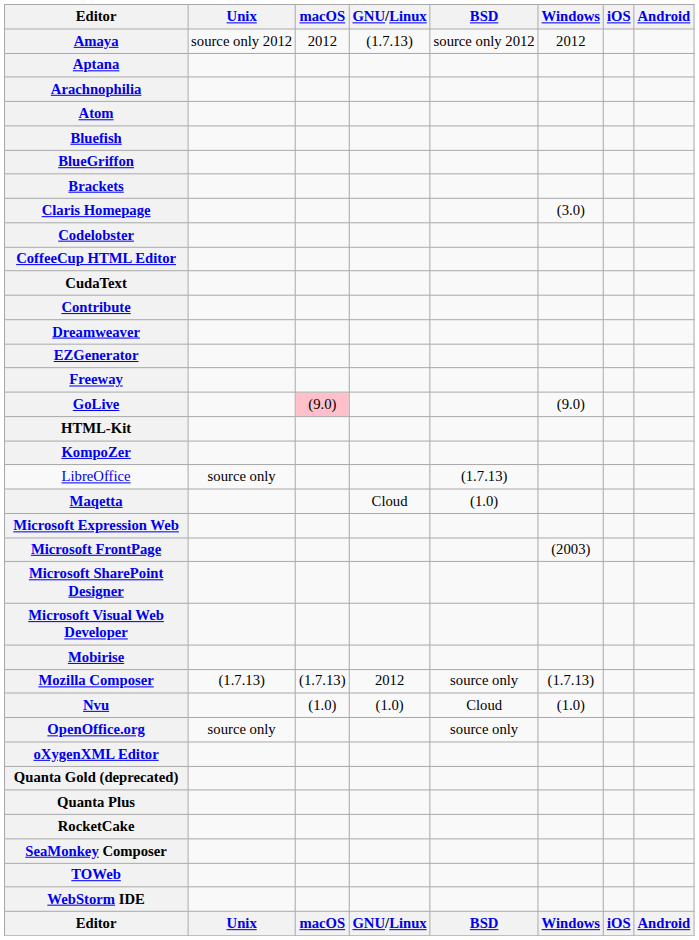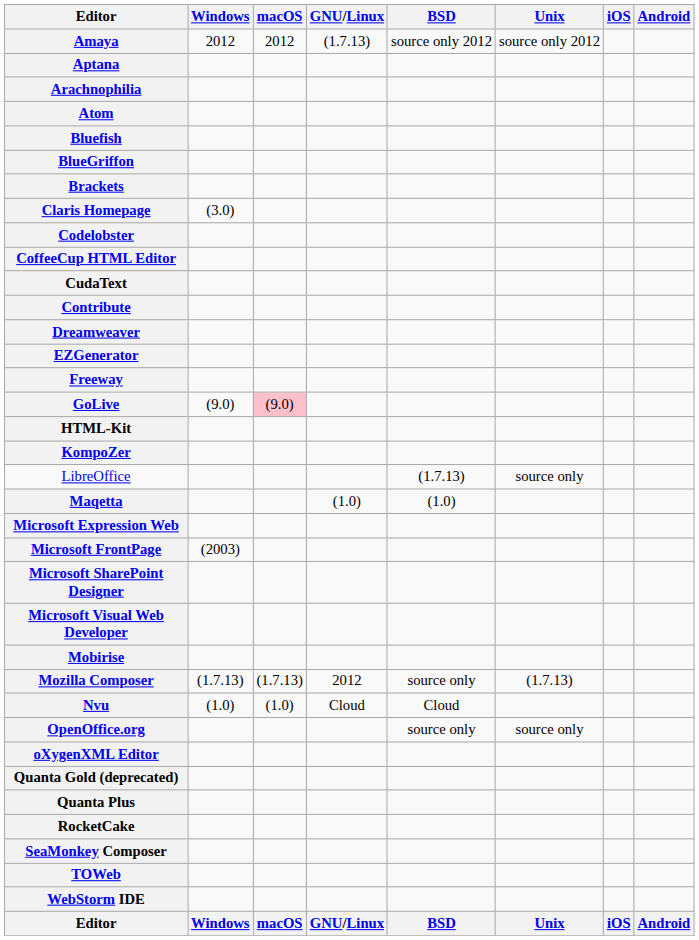columns swapped: (571, 17) <-> (242, 17)
(390, 501) Cloud -> (347, 501) (1.0)
(390, 705) (1.0) -> (347, 705) Cloud
